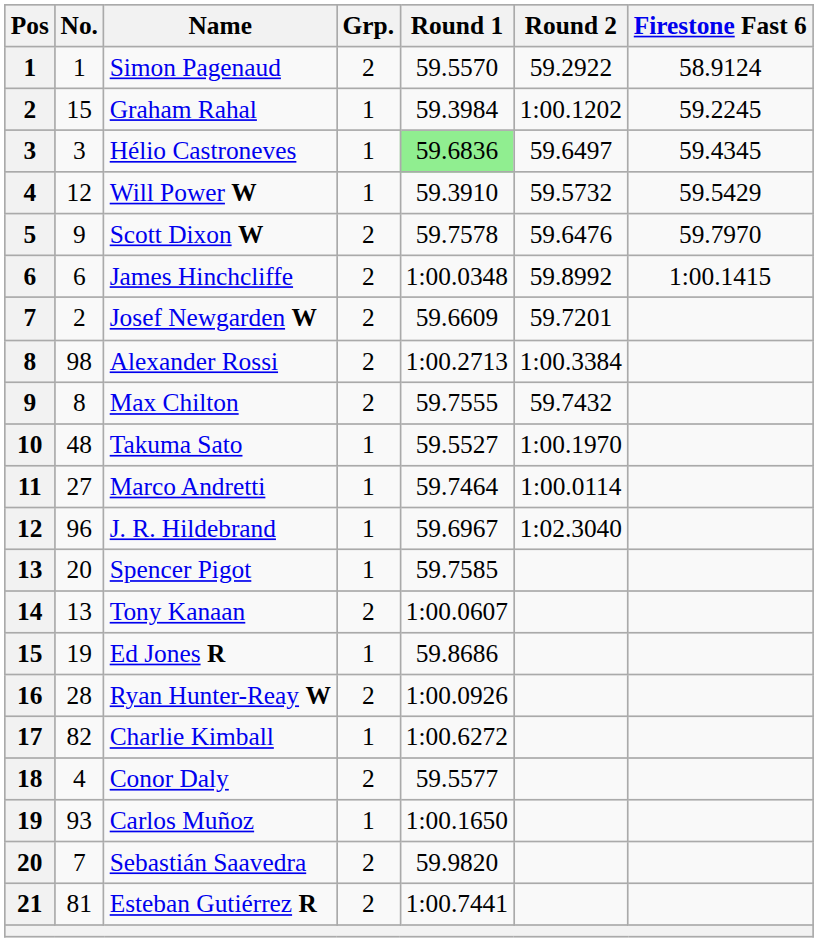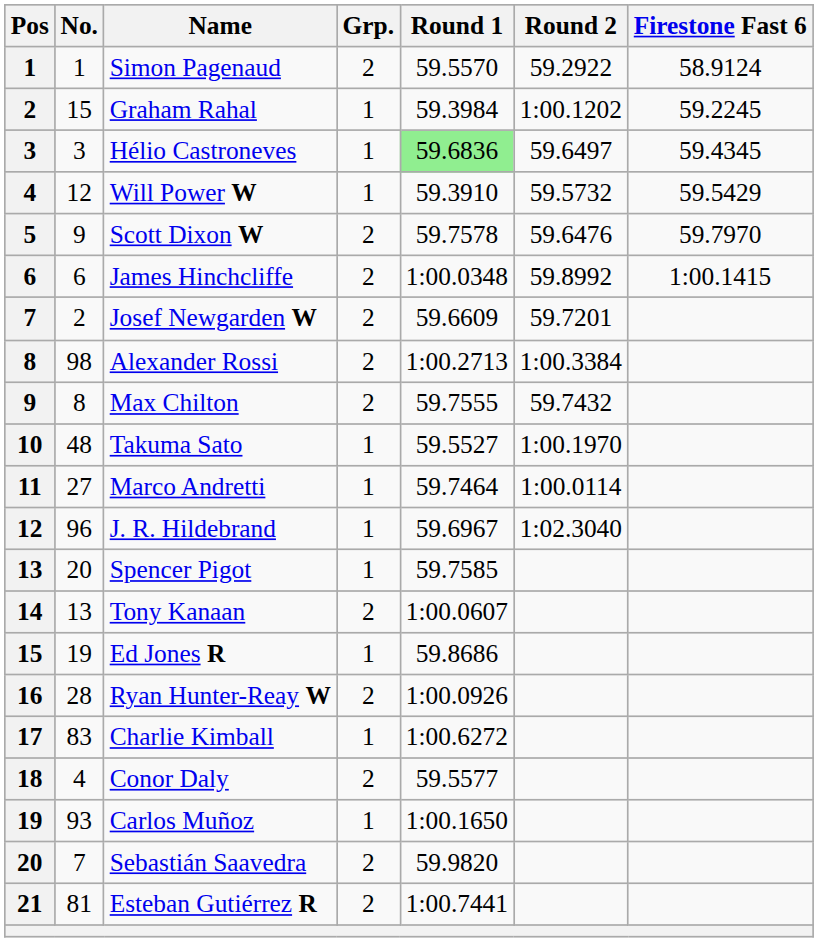(79, 737) 82 -> (79, 737) 83
